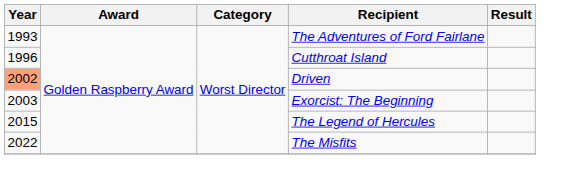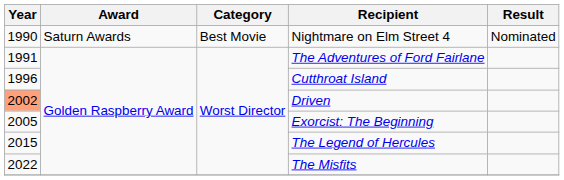+ row: (371, 36)
(22, 36) 1993 -> (22, 57) 1991
(22, 100) 2003 -> (22, 121) 2005
